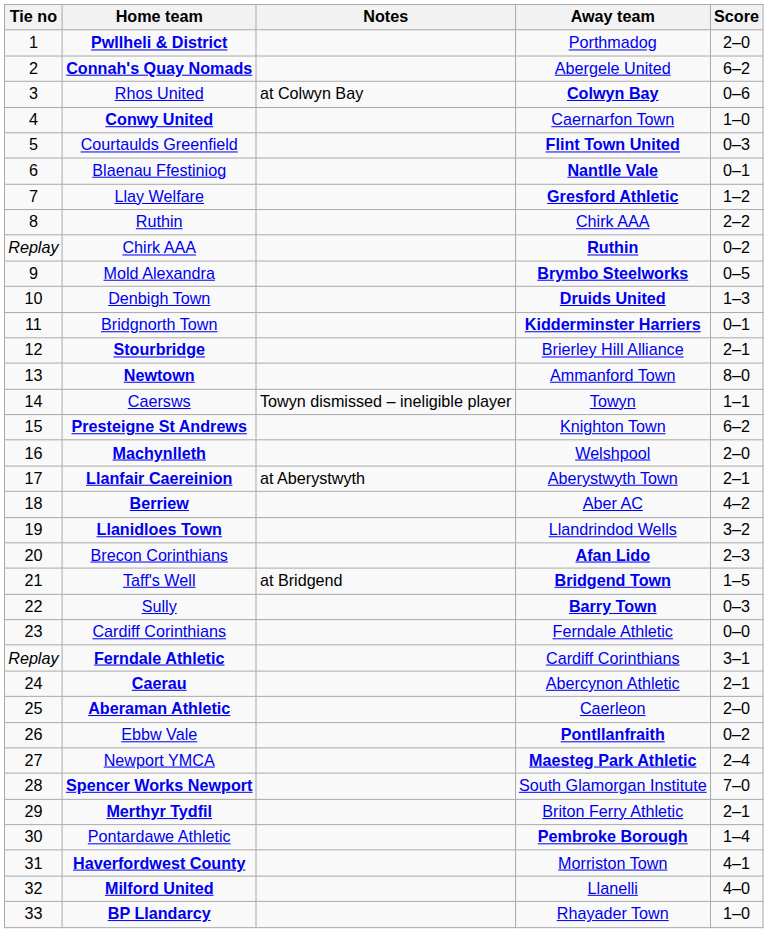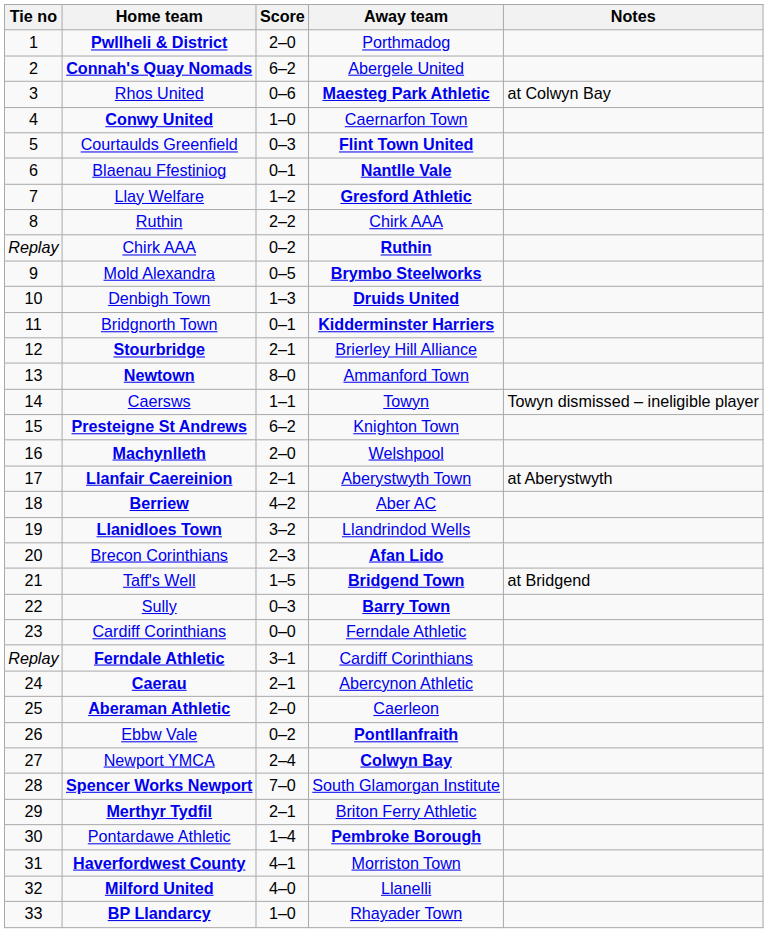columns swapped: (737, 17) <-> (386, 17)
(613, 94) Colwyn Bay -> (406, 94) Maesteg Park Athletic
(613, 760) Maesteg Park Athletic -> (406, 760) Colwyn Bay
